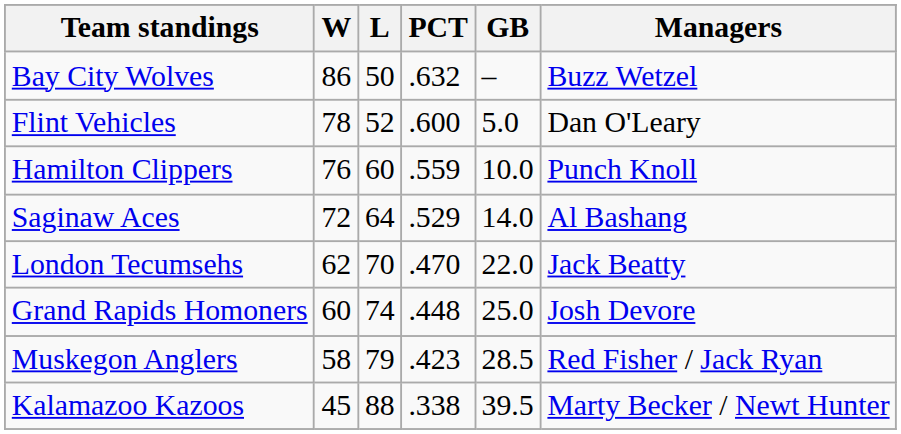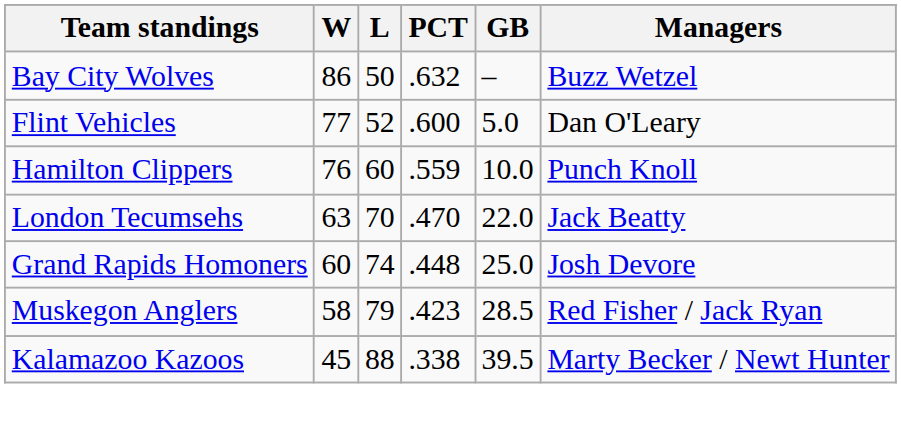(336, 122) 78 -> (336, 122) 77
- row: (96, 216)
(336, 264) 62 -> (336, 216) 63
